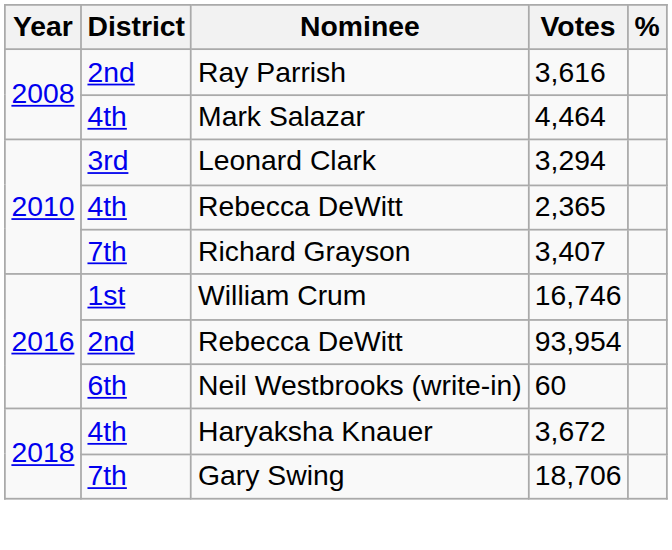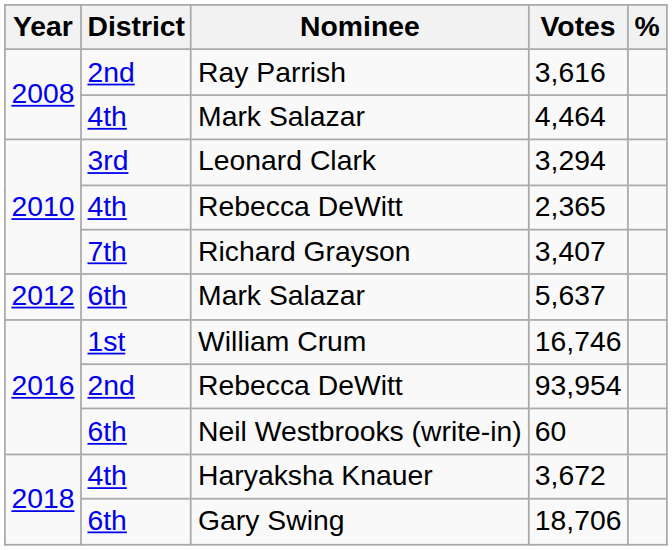+ row: (570, 296)
(107, 476) 7th -> (107, 521) 6th
